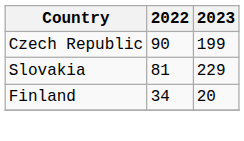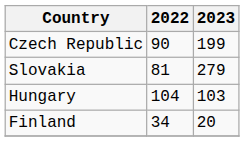(211, 71) 229 -> (211, 71) 279
+ row: (42, 97)
